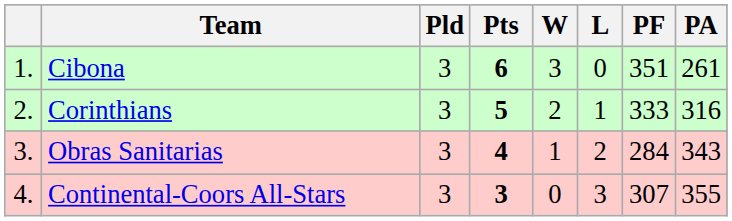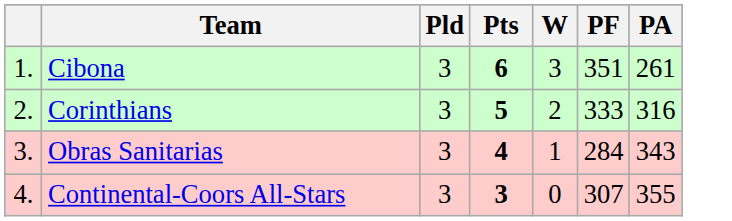- column: (600, 25)
